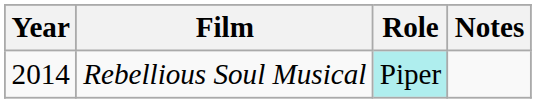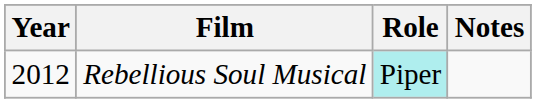(41, 73) 2014 -> (41, 73) 2012
